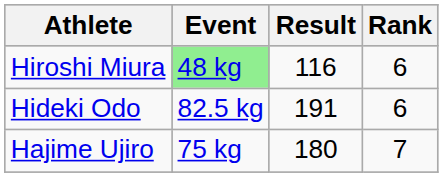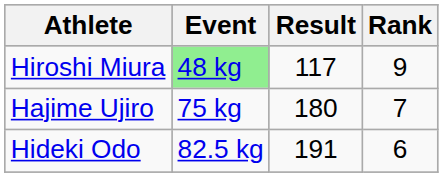(316, 66) 116 -> (316, 66) 117
(400, 66) 6 -> (400, 66) 9
rows swapped: (76, 108) <-> (82, 150)
